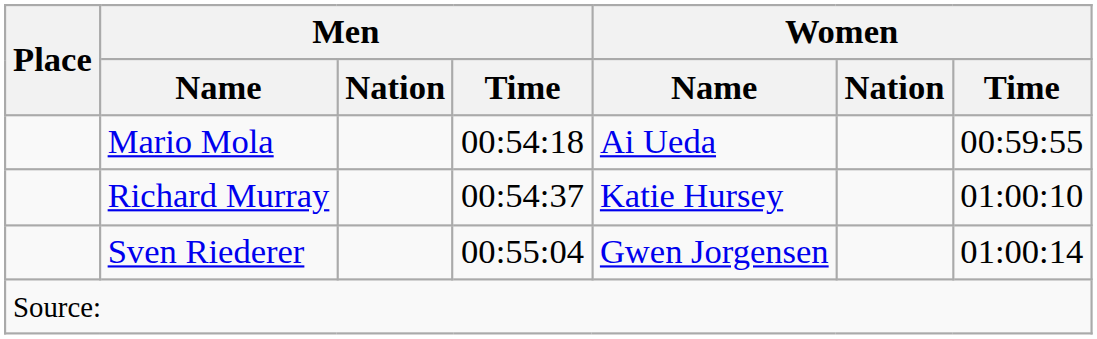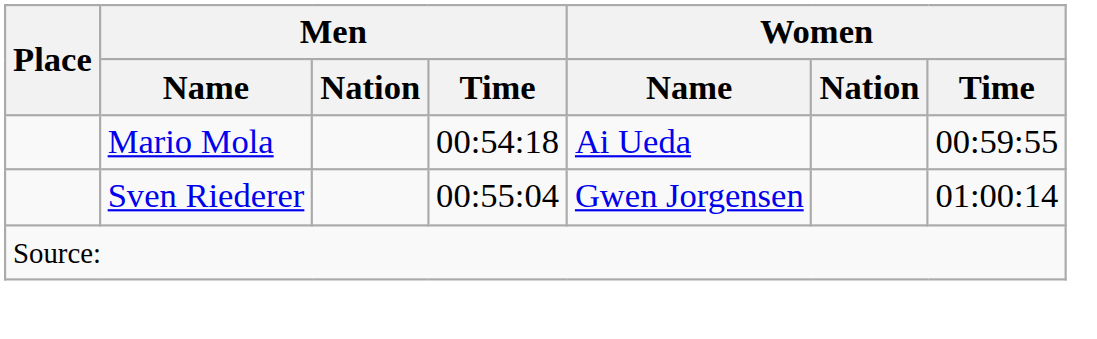- row: (218, 196)
